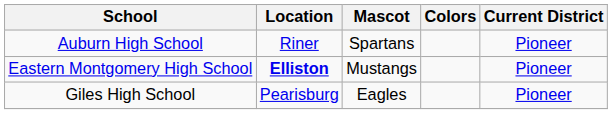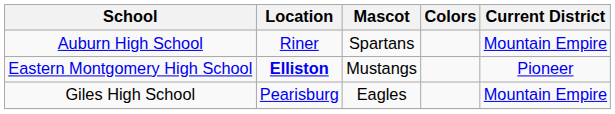(544, 43) Pioneer -> (545, 43) Mountain Empire
(544, 95) Pioneer -> (545, 95) Mountain Empire
